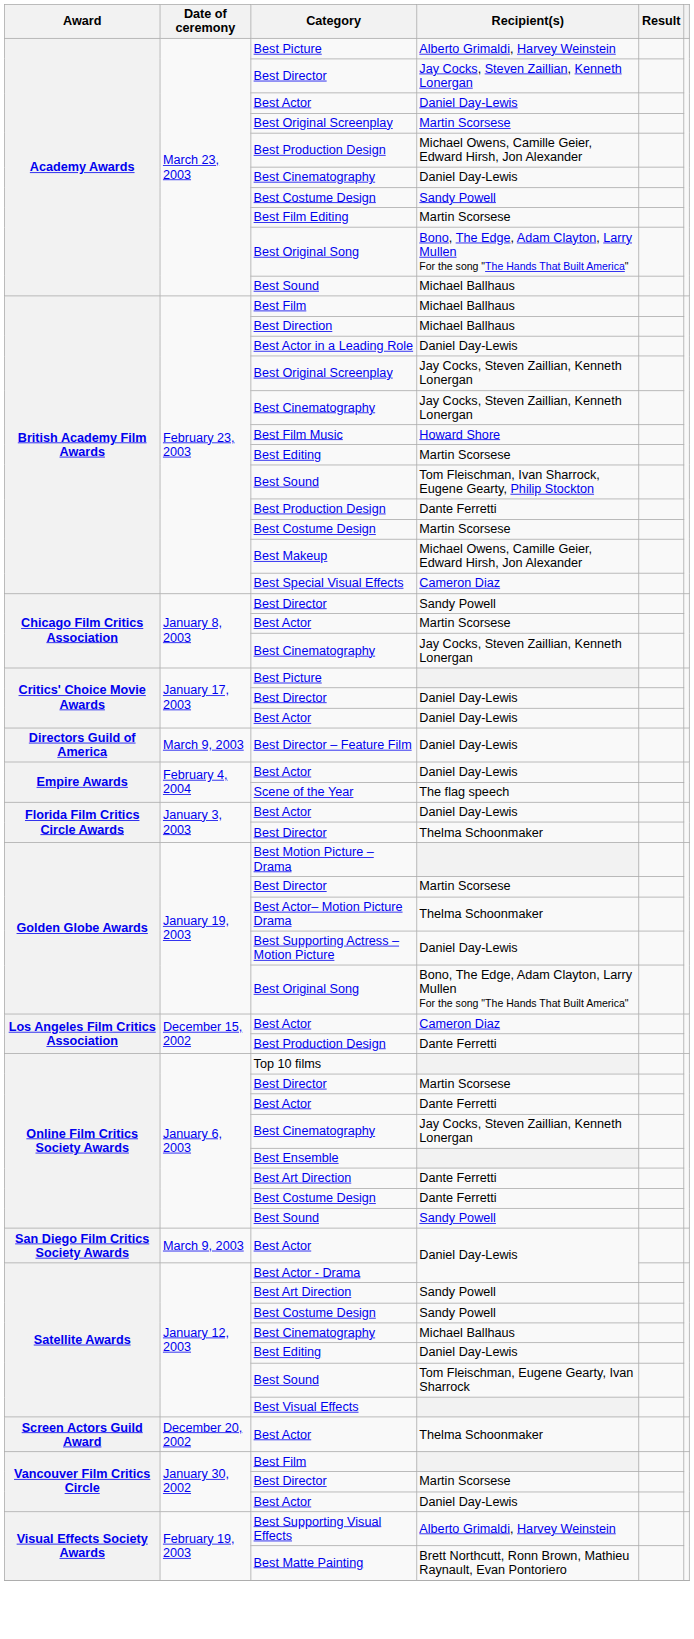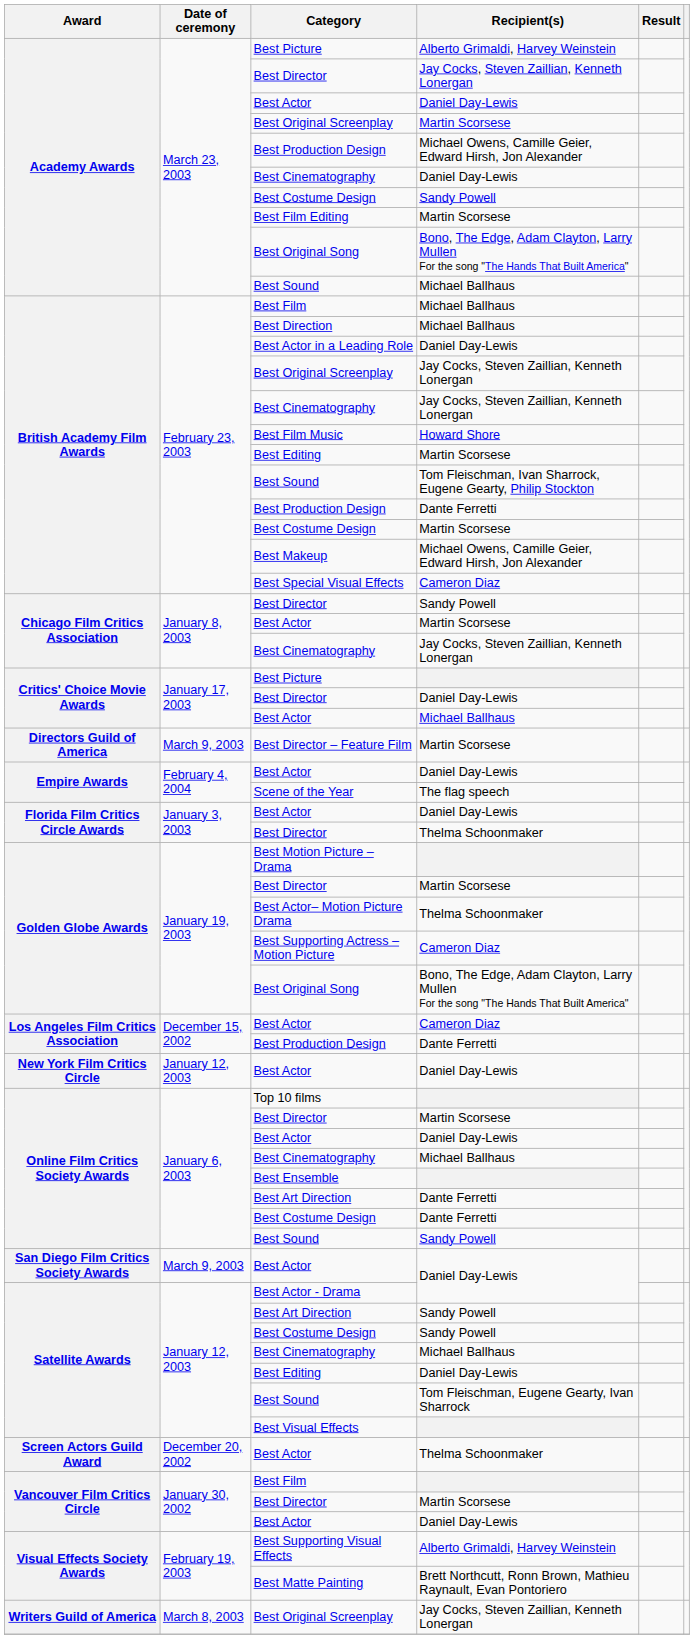(469, 718) Daniel Day-Lewis -> (467, 718) Michael Ballhaus
(469, 745) Daniel Day-Lewis -> (465, 745) Martin Scorsese
(469, 948) Daniel Day-Lewis -> (460, 948) Cameron Diaz
+ row: (82, 1071)
(458, 1104) Dante Ferretti -> (469, 1138) Daniel Day-Lewis
(521, 1131) Jay Cocks, Steven Zaillian, Kenneth Lonergan -> (467, 1158) Michael Ballhaus
+ row: (82, 1617)
